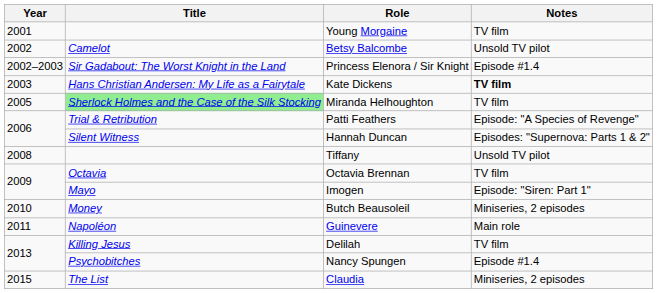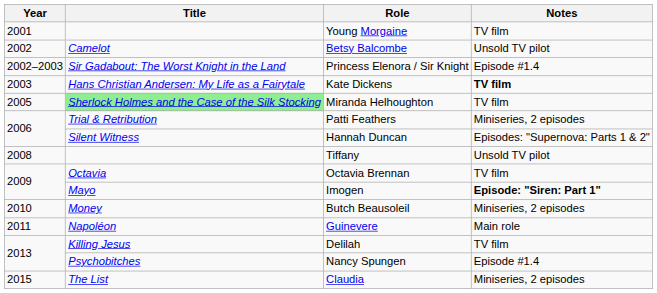(556, 119) Episode: "A Species of Revenge" -> (529, 119) Miniseries, 2 episodes
(532, 191) normal -> (537, 191) bold
